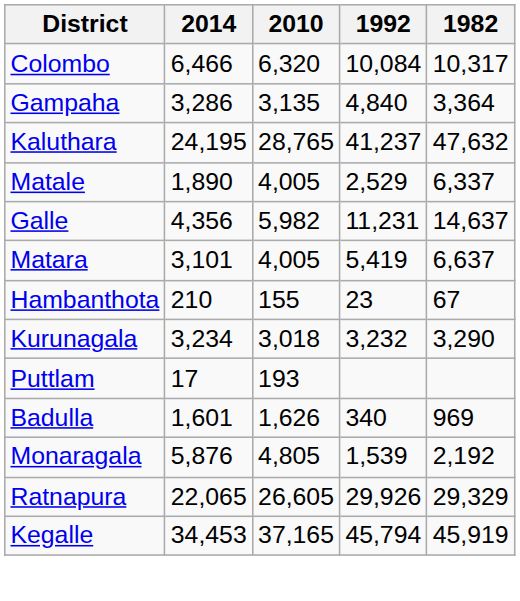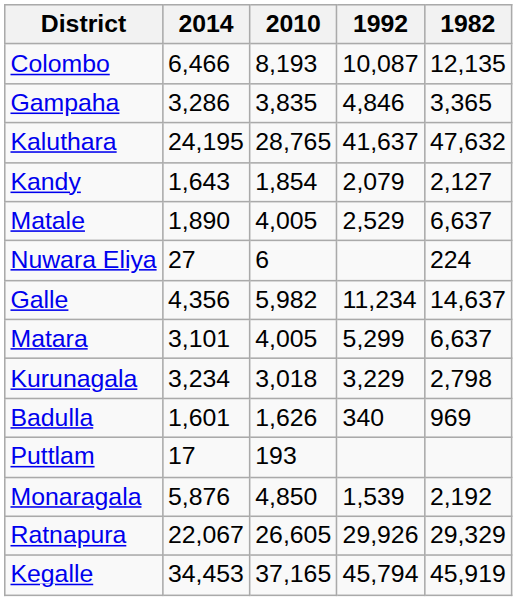(289, 63) 6,320 -> (286, 63) 8,193
(383, 63) 10,084 -> (381, 63) 10,087
(471, 63) 10,317 -> (468, 63) 12,135
(289, 102) 3,135 -> (286, 102) 3,835
(376, 102) 4,840 -> (374, 102) 4,846
(464, 102) 3,364 -> (461, 102) 3,365
(383, 142) 41,237 -> (381, 142) 41,637
+ row: (46, 181)
(464, 181) 6,337 -> (461, 220) 6,637
+ row: (84, 260)
(382, 220) 11,231 -> (380, 299) 11,234
(376, 260) 5,419 -> (374, 338) 5,299
- row: (85, 299)
(376, 338) 3,232 -> (374, 378) 3,229
(464, 338) 3,290 -> (461, 378) 2,798
rows swapped: (53, 378) <-> (52, 417)
(289, 456) 4,805 -> (286, 496) 4,850
(209, 496) 22,065 -> (206, 535) 22,067
